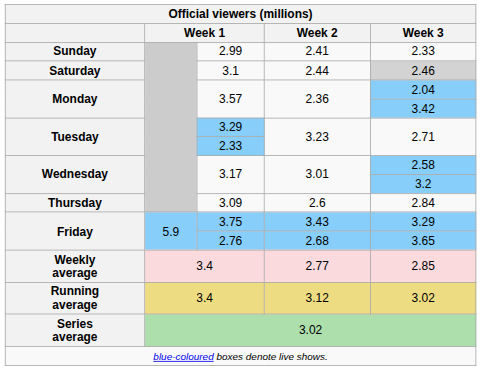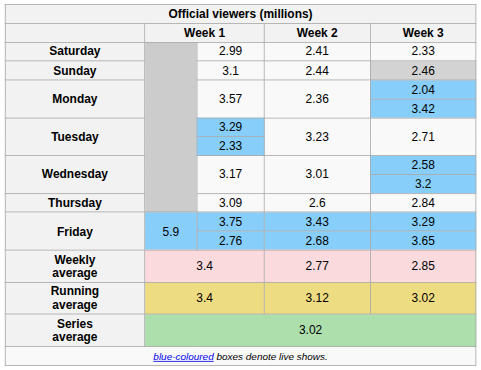(75, 52) Sunday -> (75, 52) Saturday
(75, 71) Saturday -> (75, 71) Sunday
